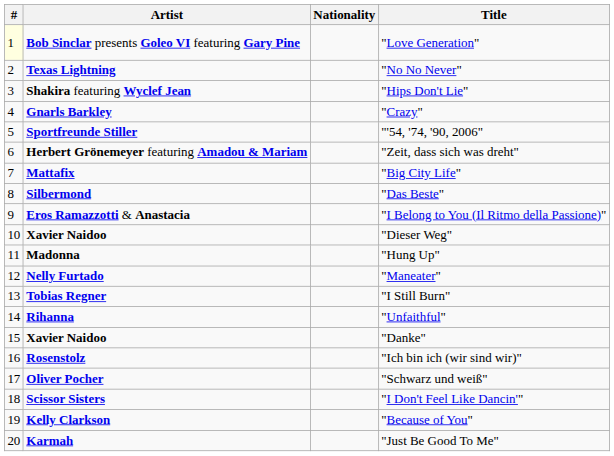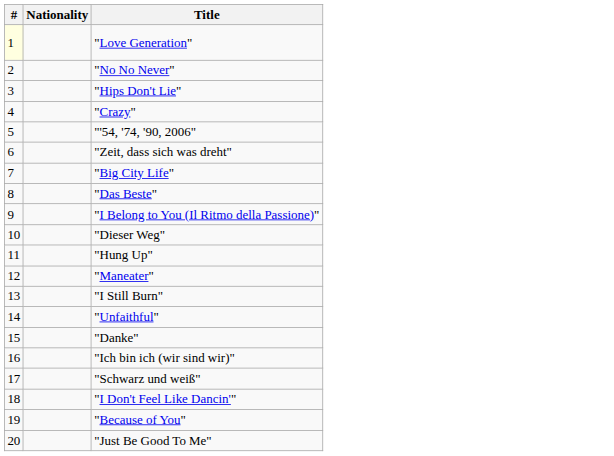- column: (167, 14)
